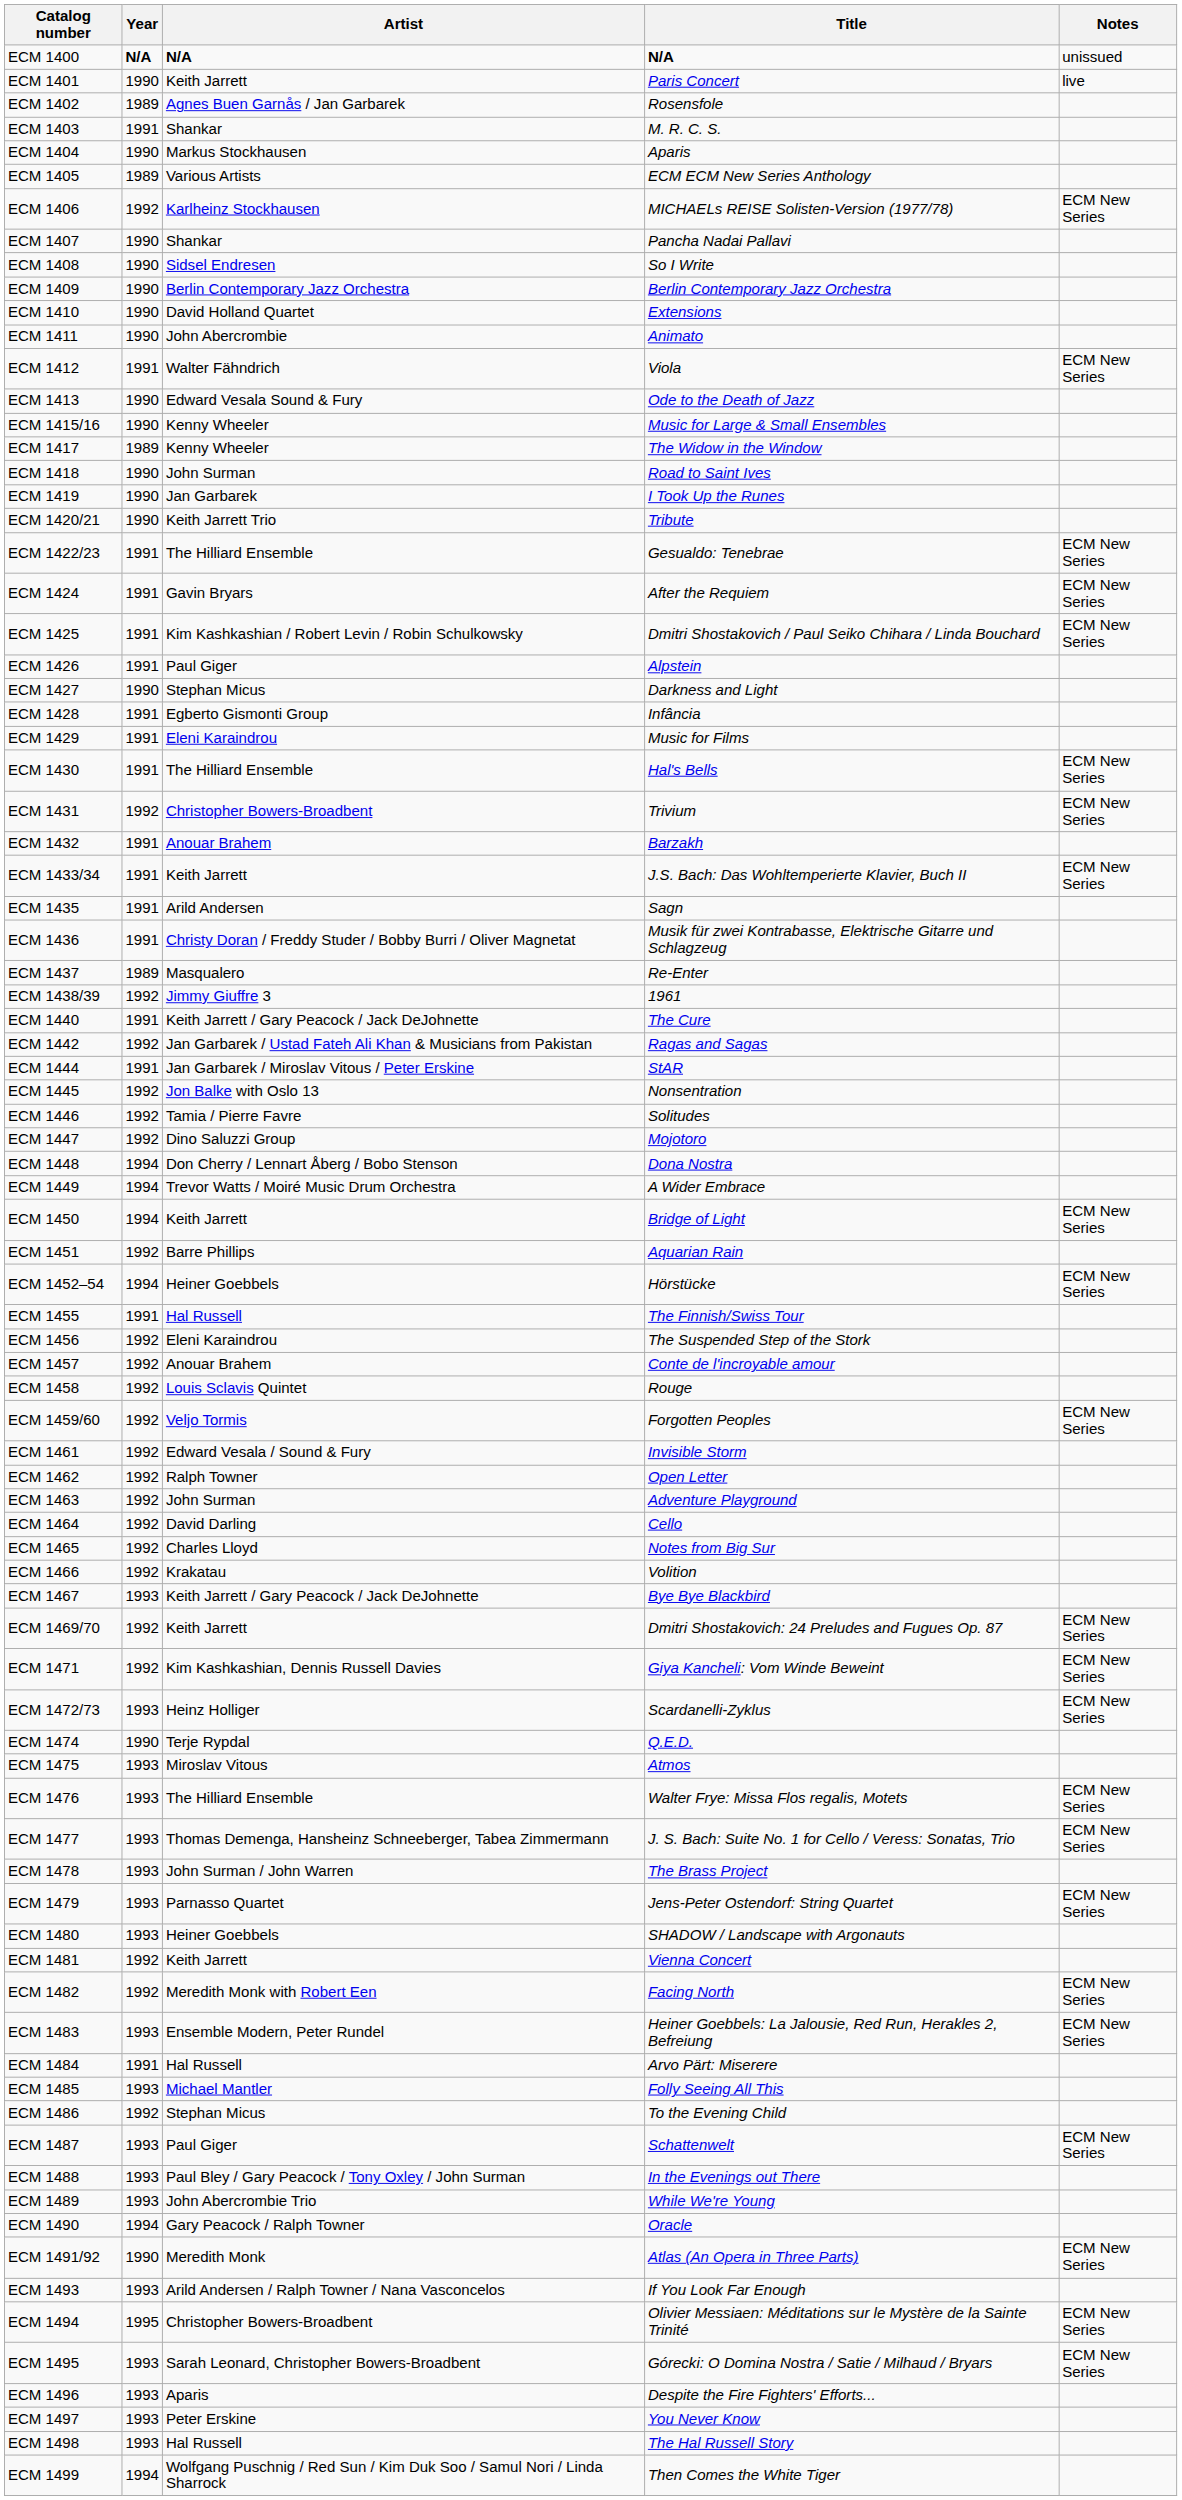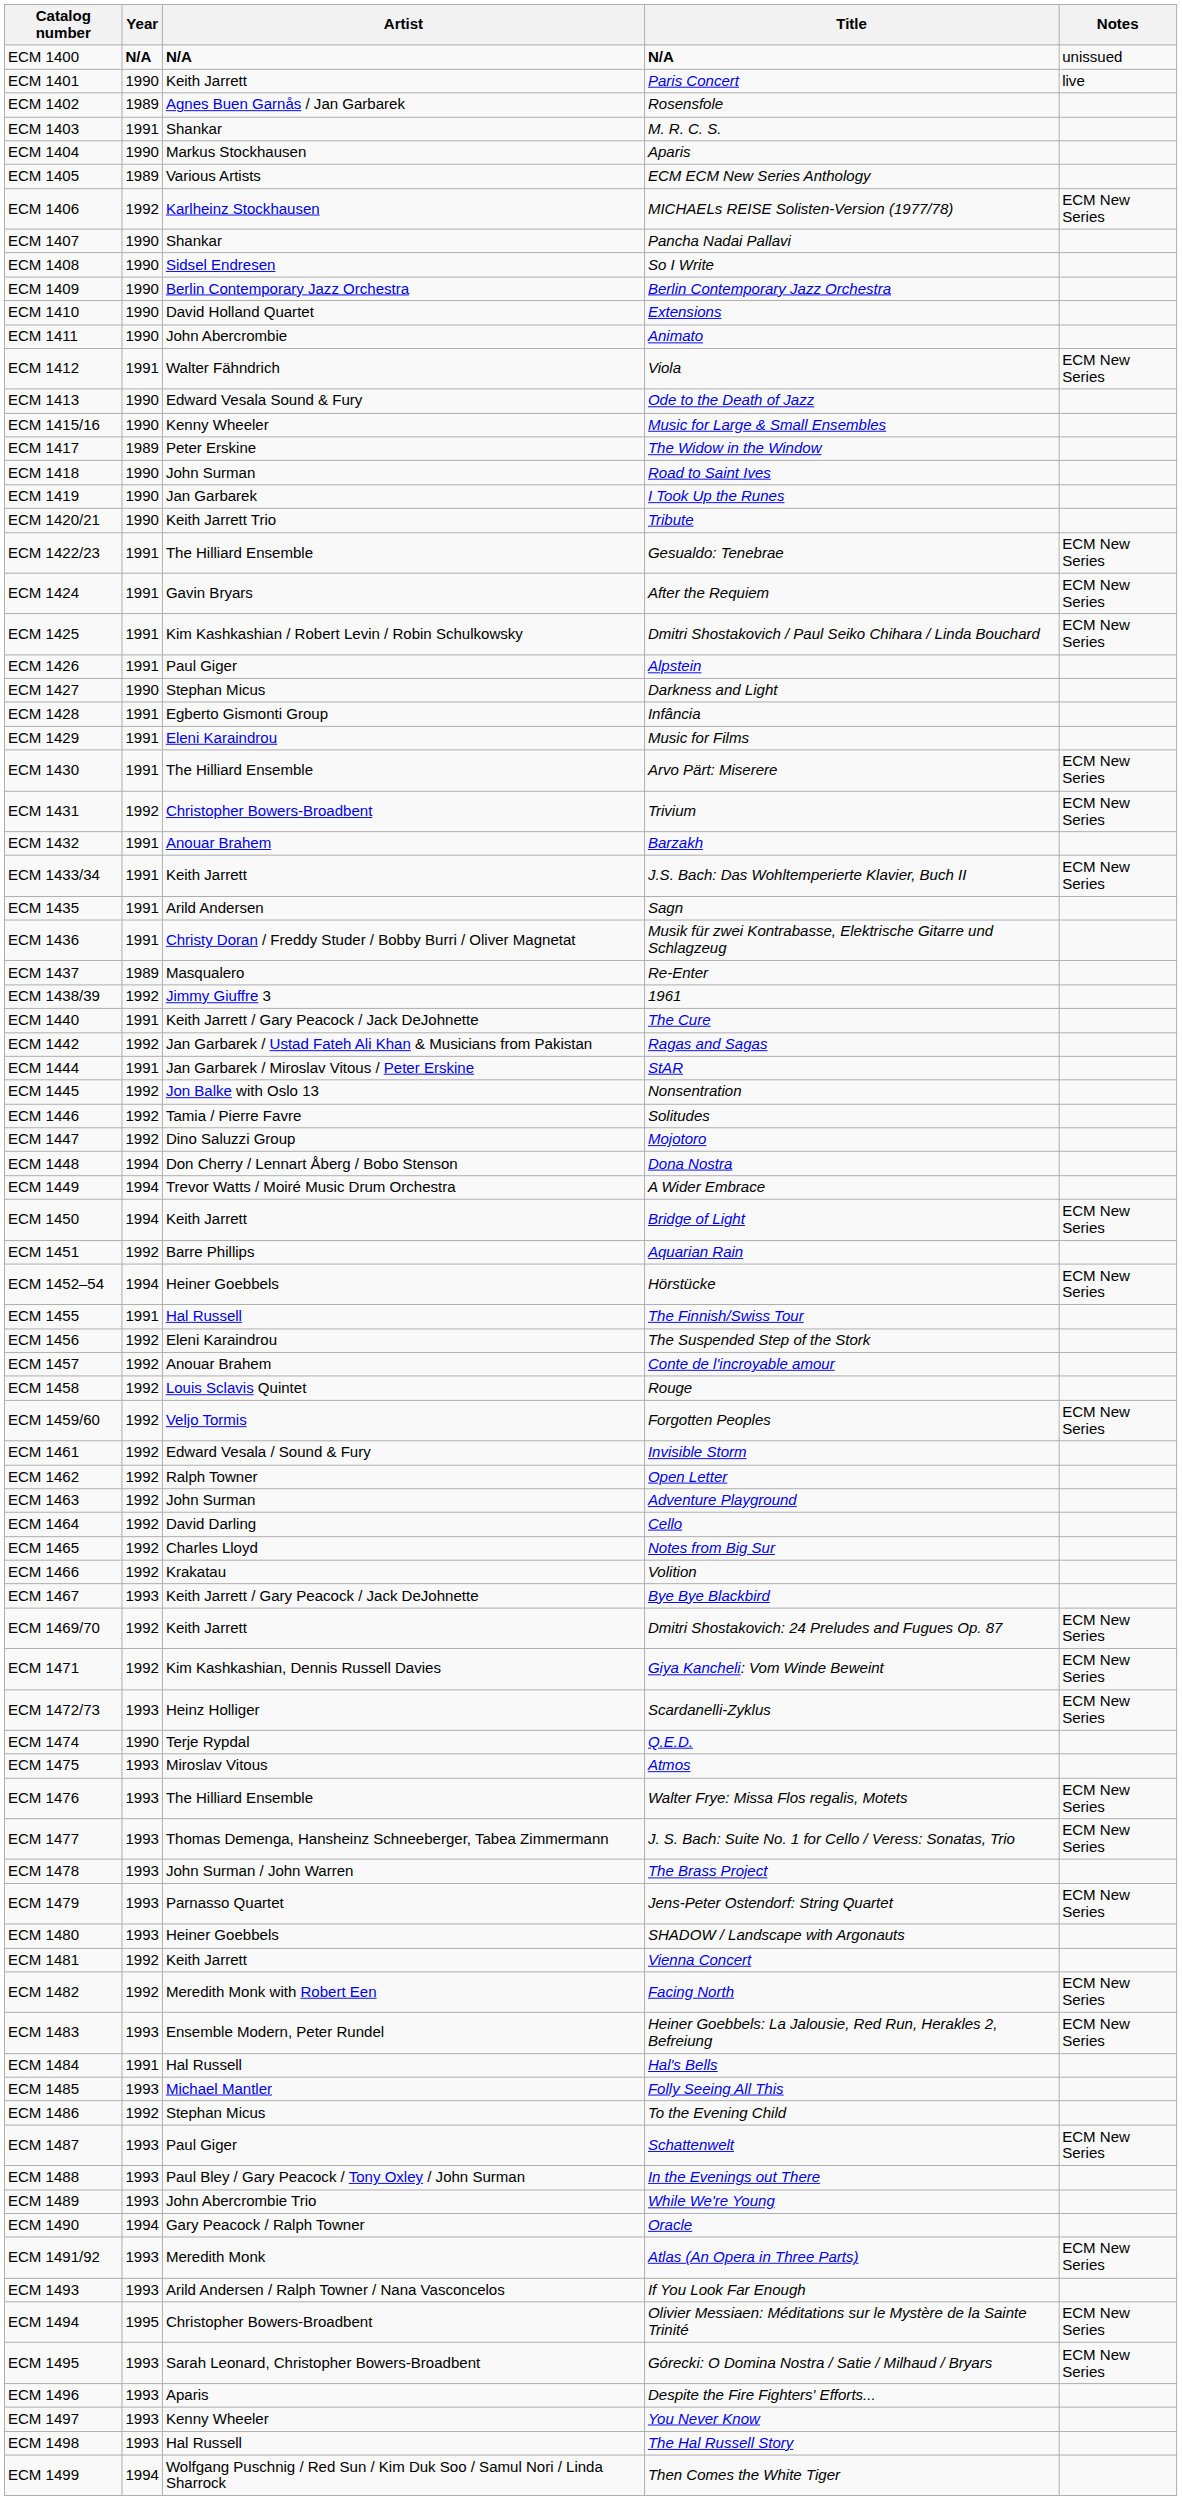(217, 448) Kenny Wheeler -> (211, 448) Peter Erskine
(683, 770) Hal's Bells -> (713, 770) Arvo Pärt: Miserere
(713, 2065) Arvo Pärt: Miserere -> (683, 2065) Hal's Bells
(142, 2257) 1990 -> (142, 2257) 1993
(211, 2419) Peter Erskine -> (217, 2419) Kenny Wheeler
